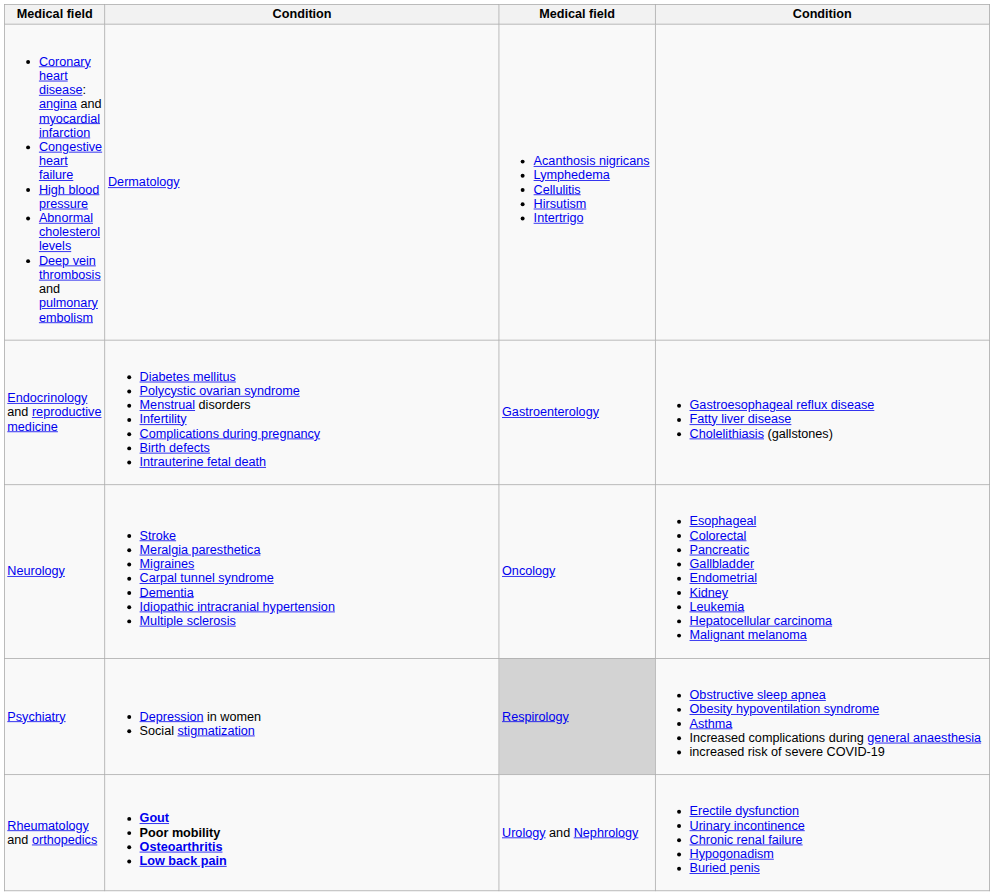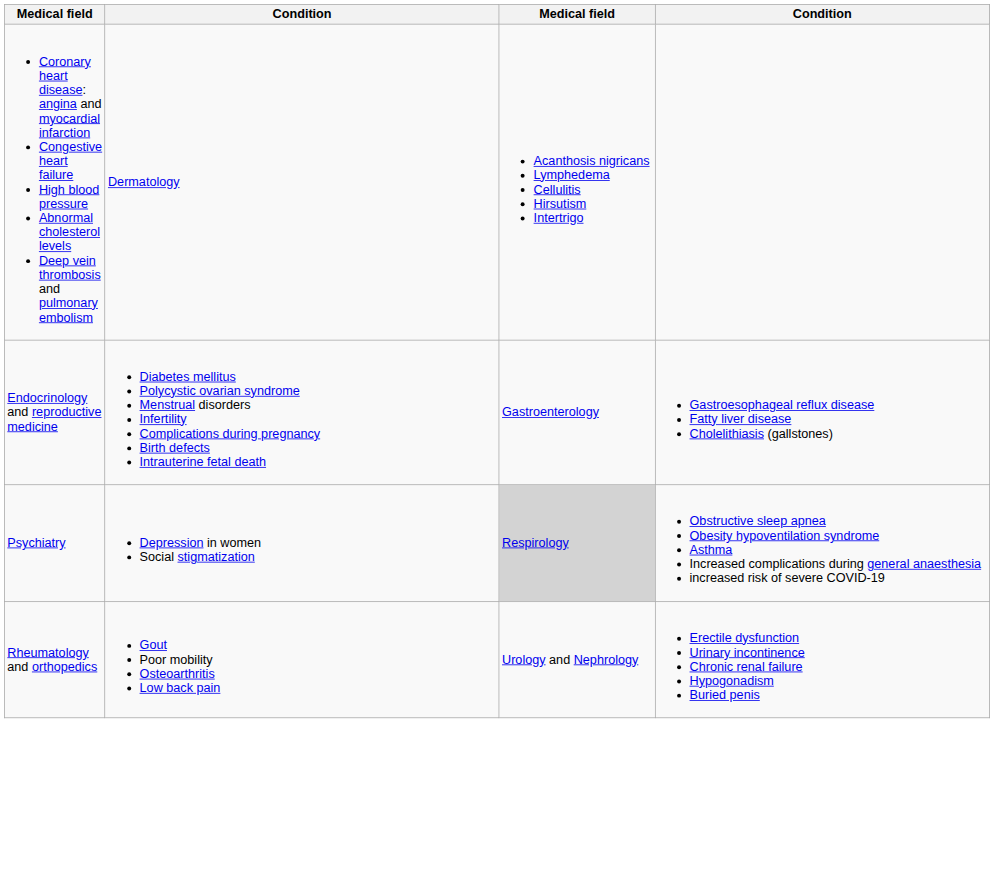- row: (36, 571)
(302, 840) bold -> (302, 667) normal
